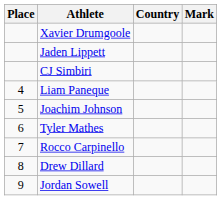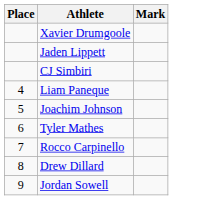- column: (157, 14)
